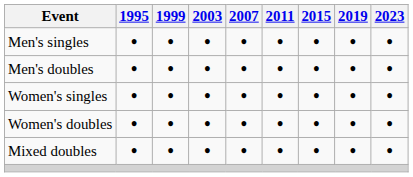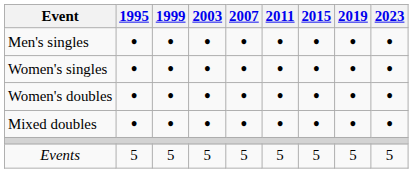- row: (51, 69)
+ row: (60, 156)
